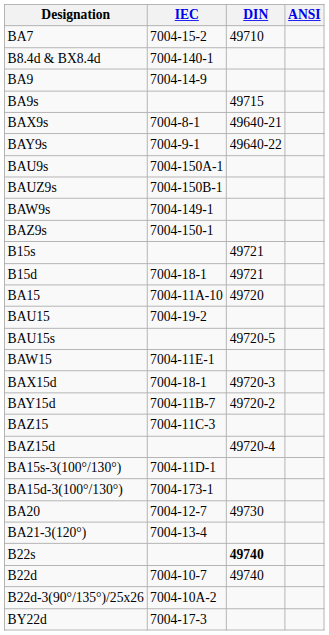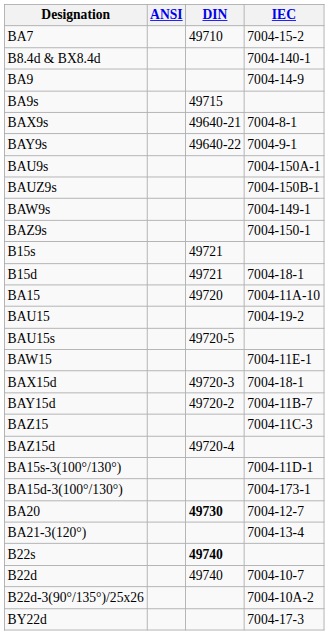columns swapped: (187, 15) <-> (304, 15)
(247, 511) normal -> (206, 511) bold
